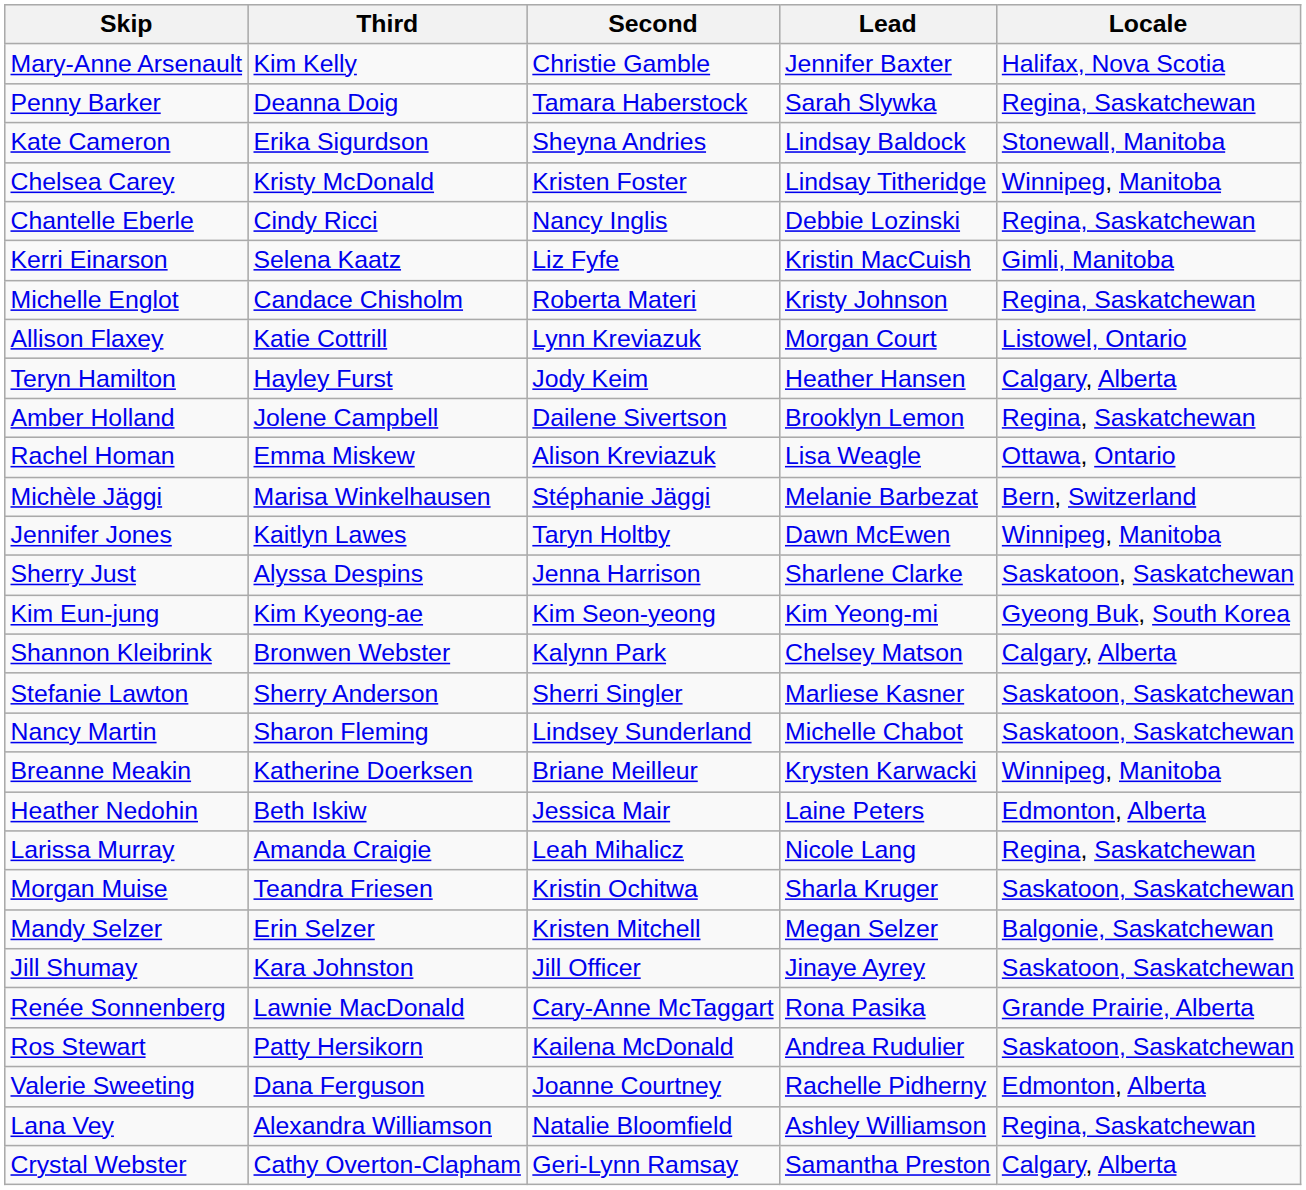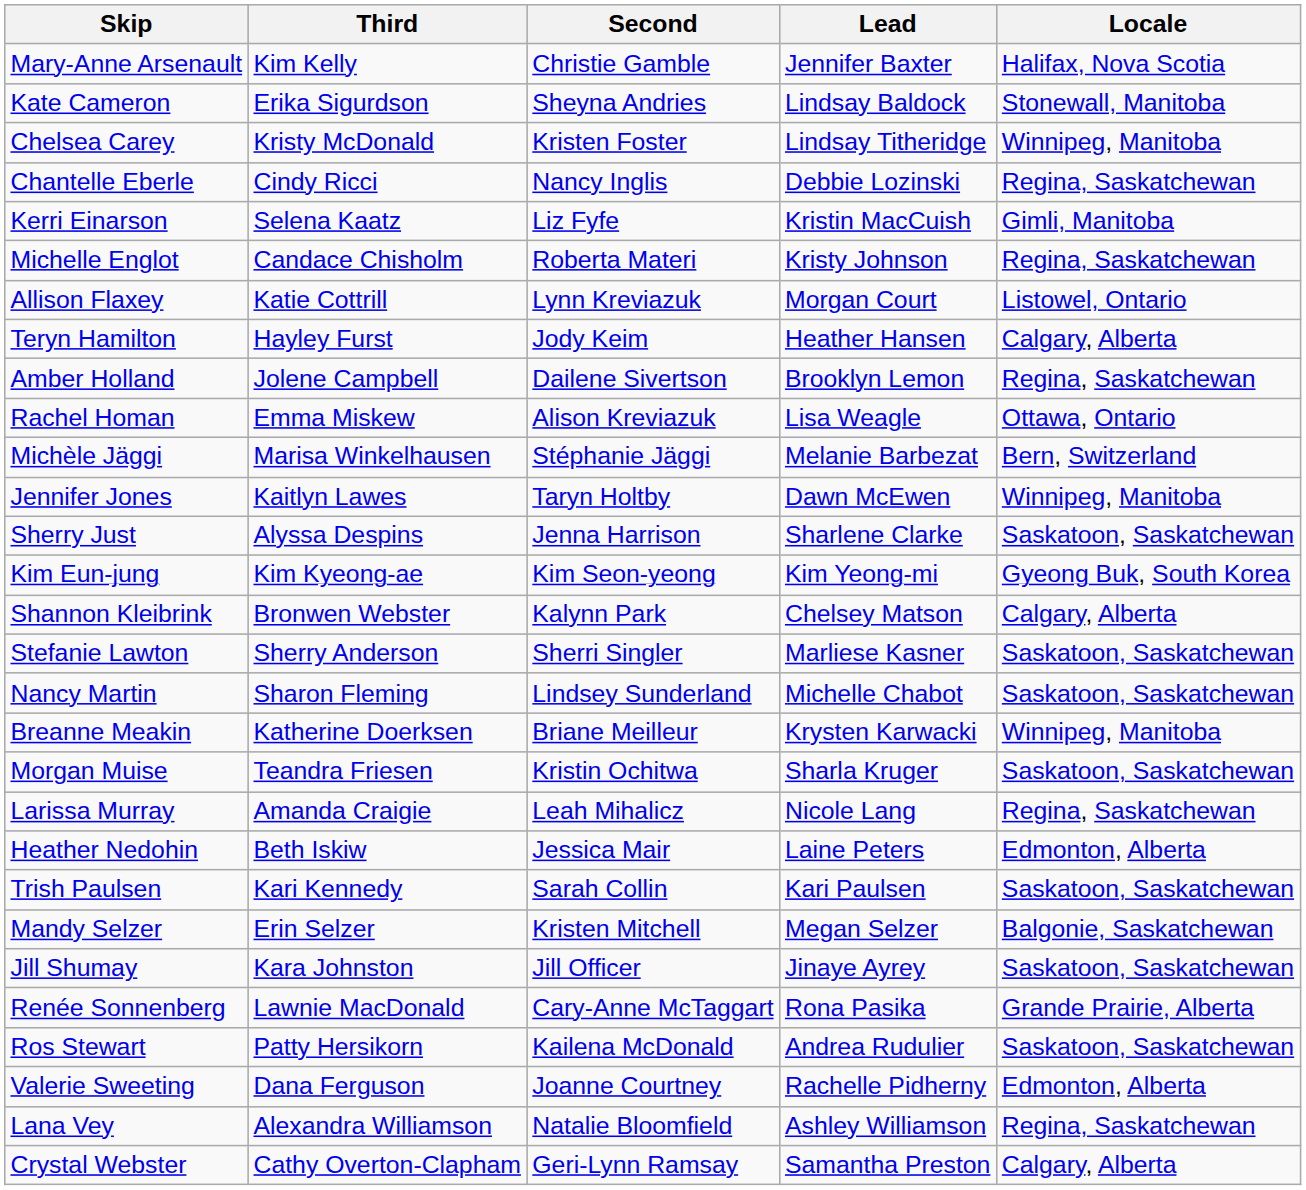- row: (86, 102)
rows swapped: (89, 889) <-> (104, 810)
+ row: (86, 889)
